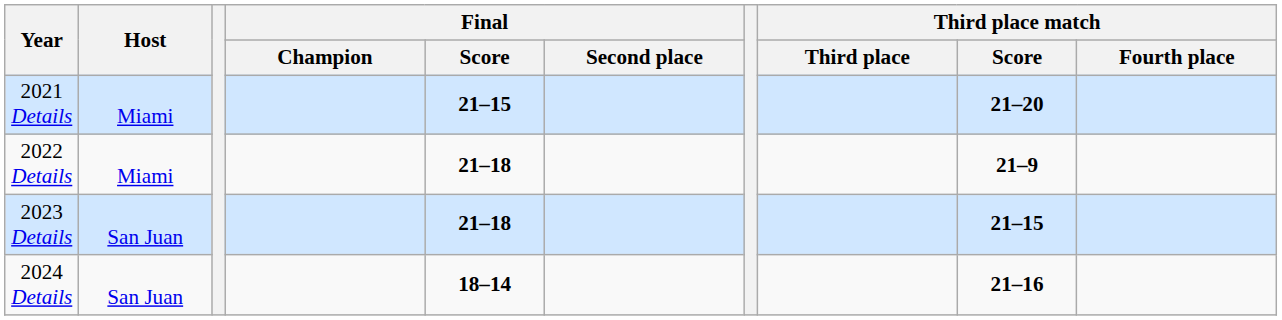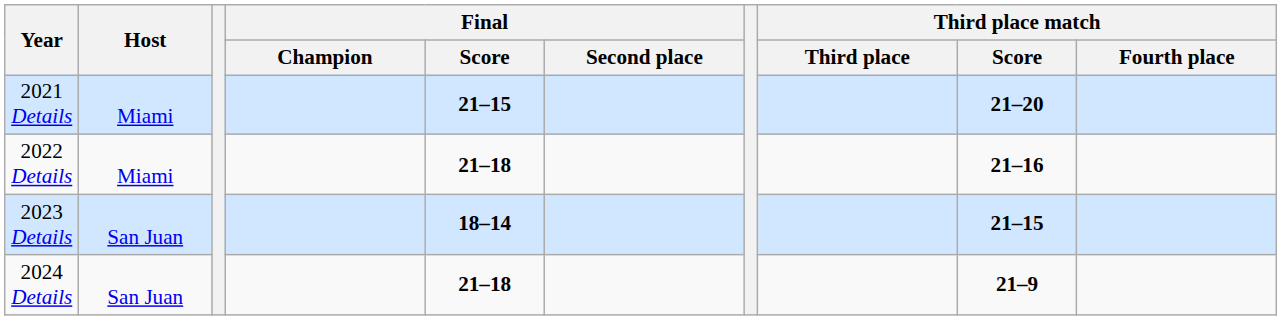(1017, 164) 21–9 -> (1017, 164) 21–16
(485, 224) 21–18 -> (485, 224) 18–14
(485, 284) 18–14 -> (485, 284) 21–18
(1017, 284) 21–16 -> (1017, 284) 21–9
